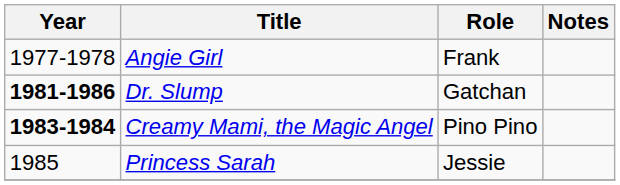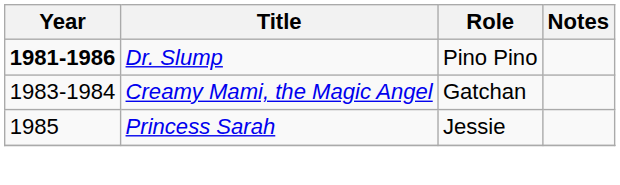- row: (174, 57)
(485, 92) Gatchan -> (490, 57) Pino Pino
(63, 127) bold -> (63, 92) normal
(490, 127) Pino Pino -> (485, 92) Gatchan
